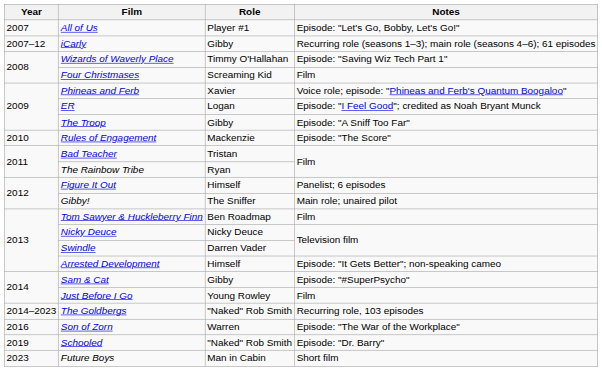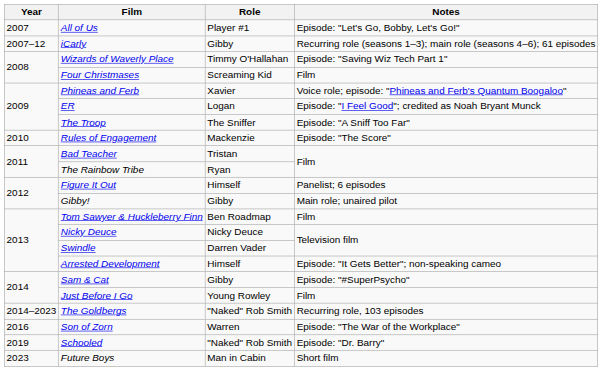(220, 122) Gibby -> (231, 122) The Sniffer
(231, 201) The Sniffer -> (220, 201) Gibby
